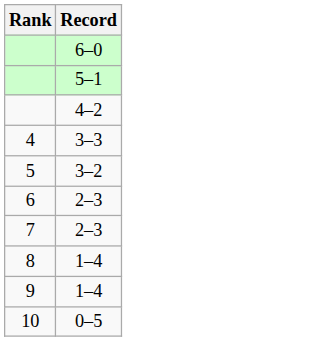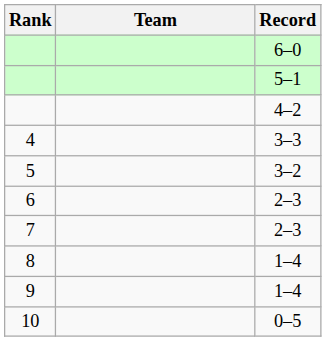+ column: (155, 19)
